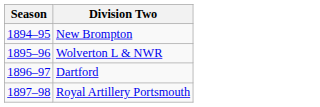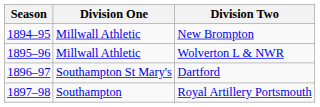+ column: (114, 14)
